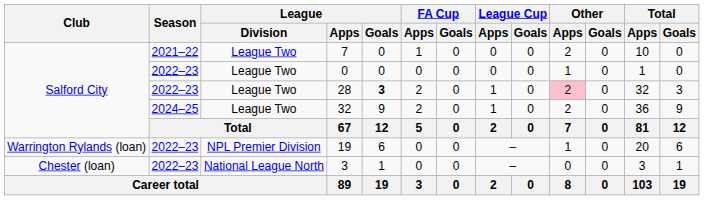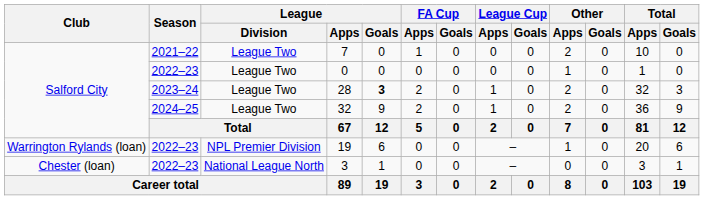(175, 90) 2022–23 -> (175, 90) 2023–24
(568, 90) pink background -> (568, 90) no background
